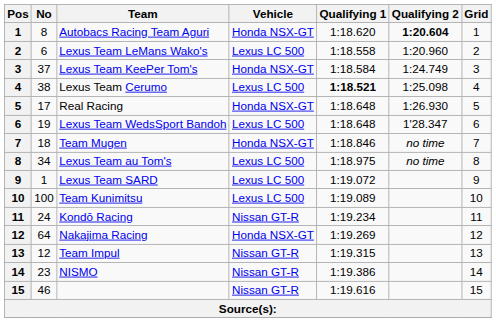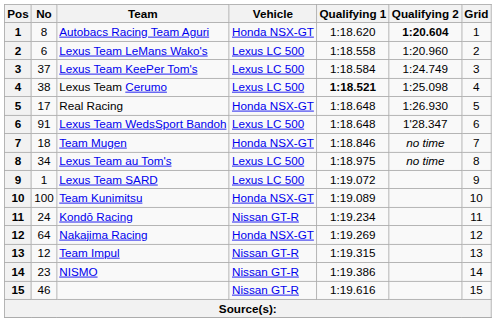(273, 69) Honda NSX-GT -> (268, 69) Lexus LC 500
(44, 124) 19 -> (44, 124) 91
(268, 198) Lexus LC 500 -> (273, 198) Honda NSX-GT
